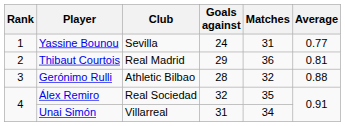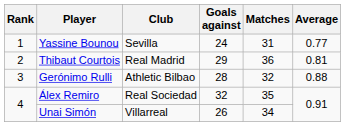(221, 113) 31 -> (221, 113) 26
